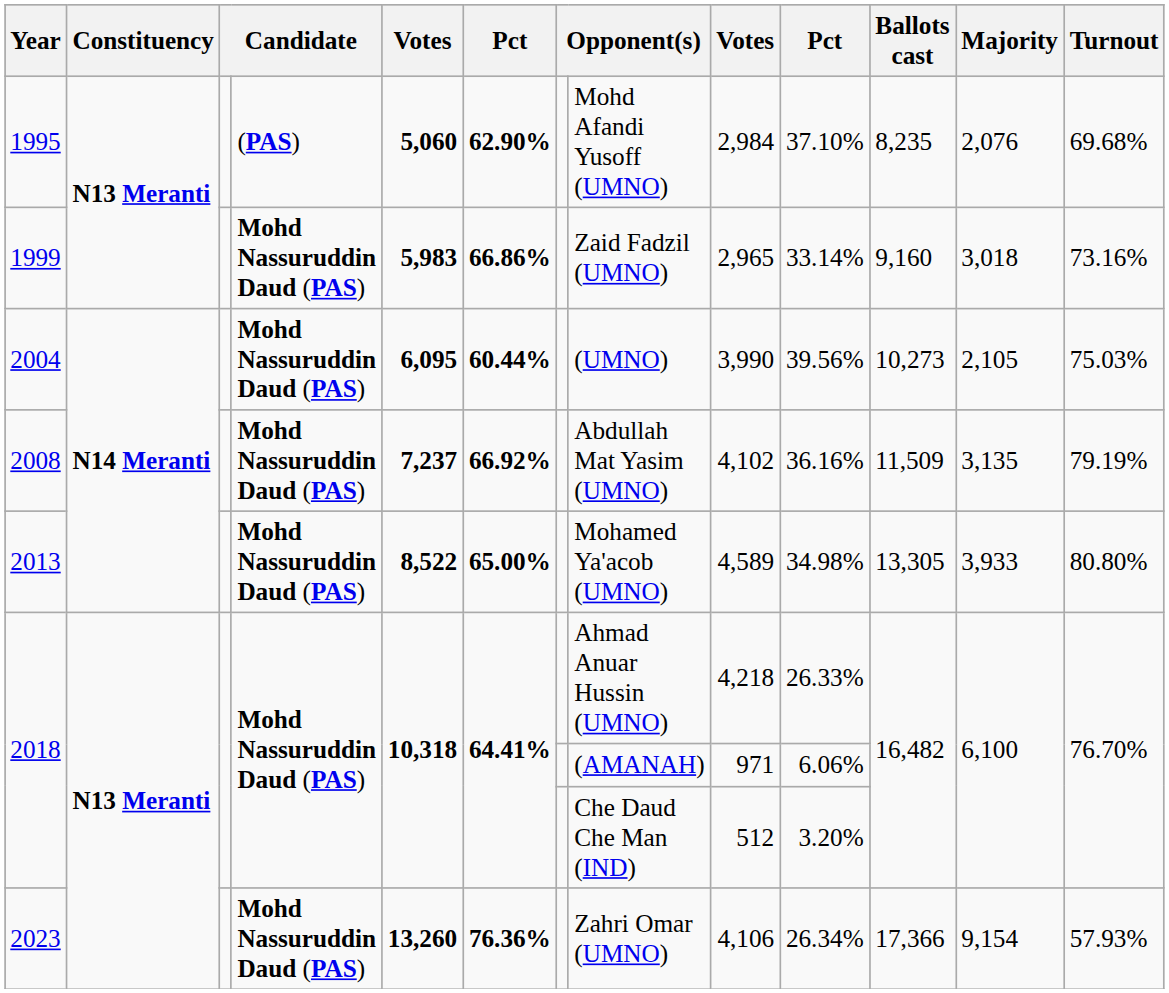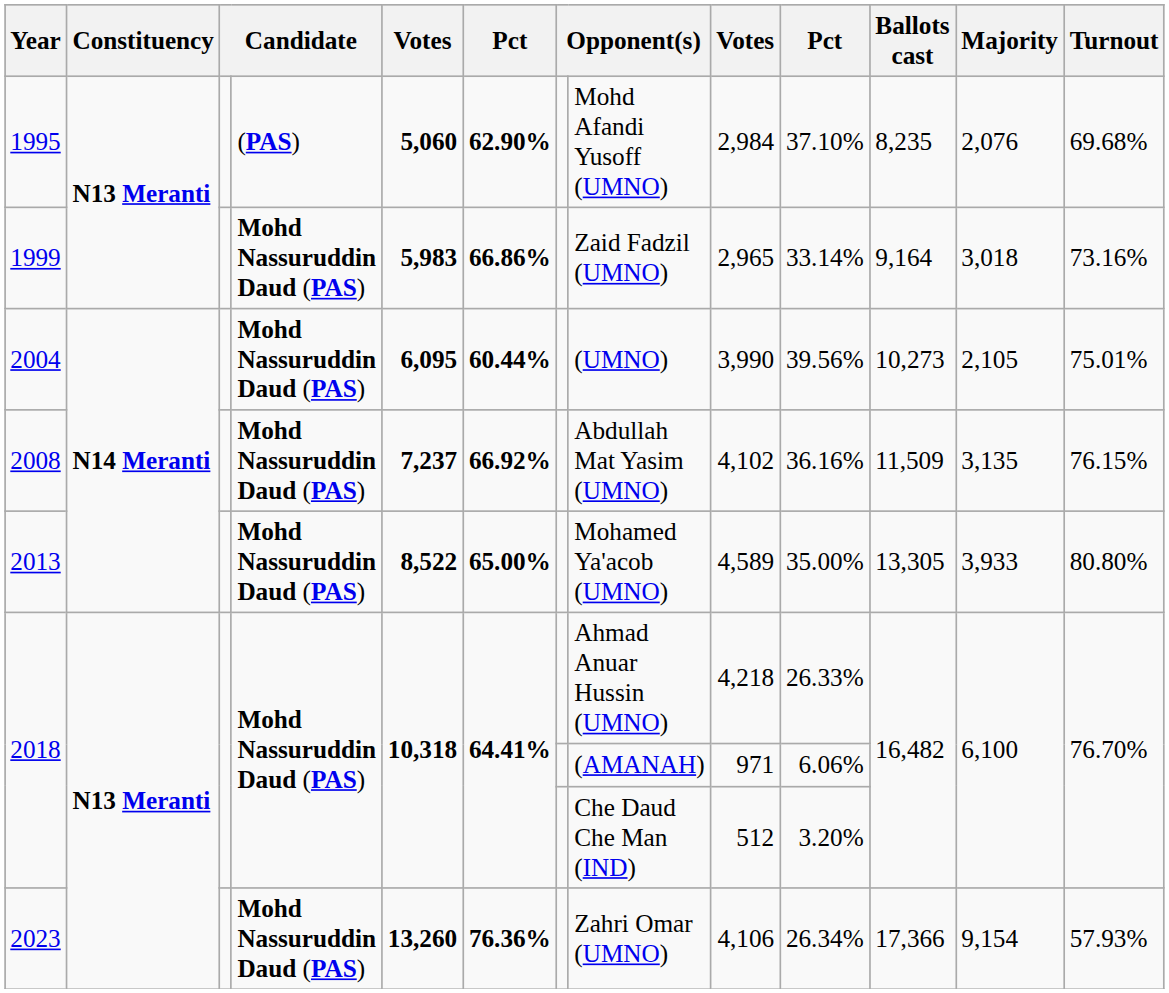(904, 257) 9,160 -> (904, 257) 9,164
(1109, 359) 75.03% -> (1109, 359) 75.01%
(1109, 460) 79.19% -> (1109, 460) 76.15%
(825, 562) 34.98% -> (825, 562) 35.00%
